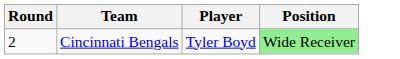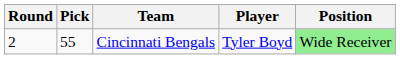+ column: (75, 16)
